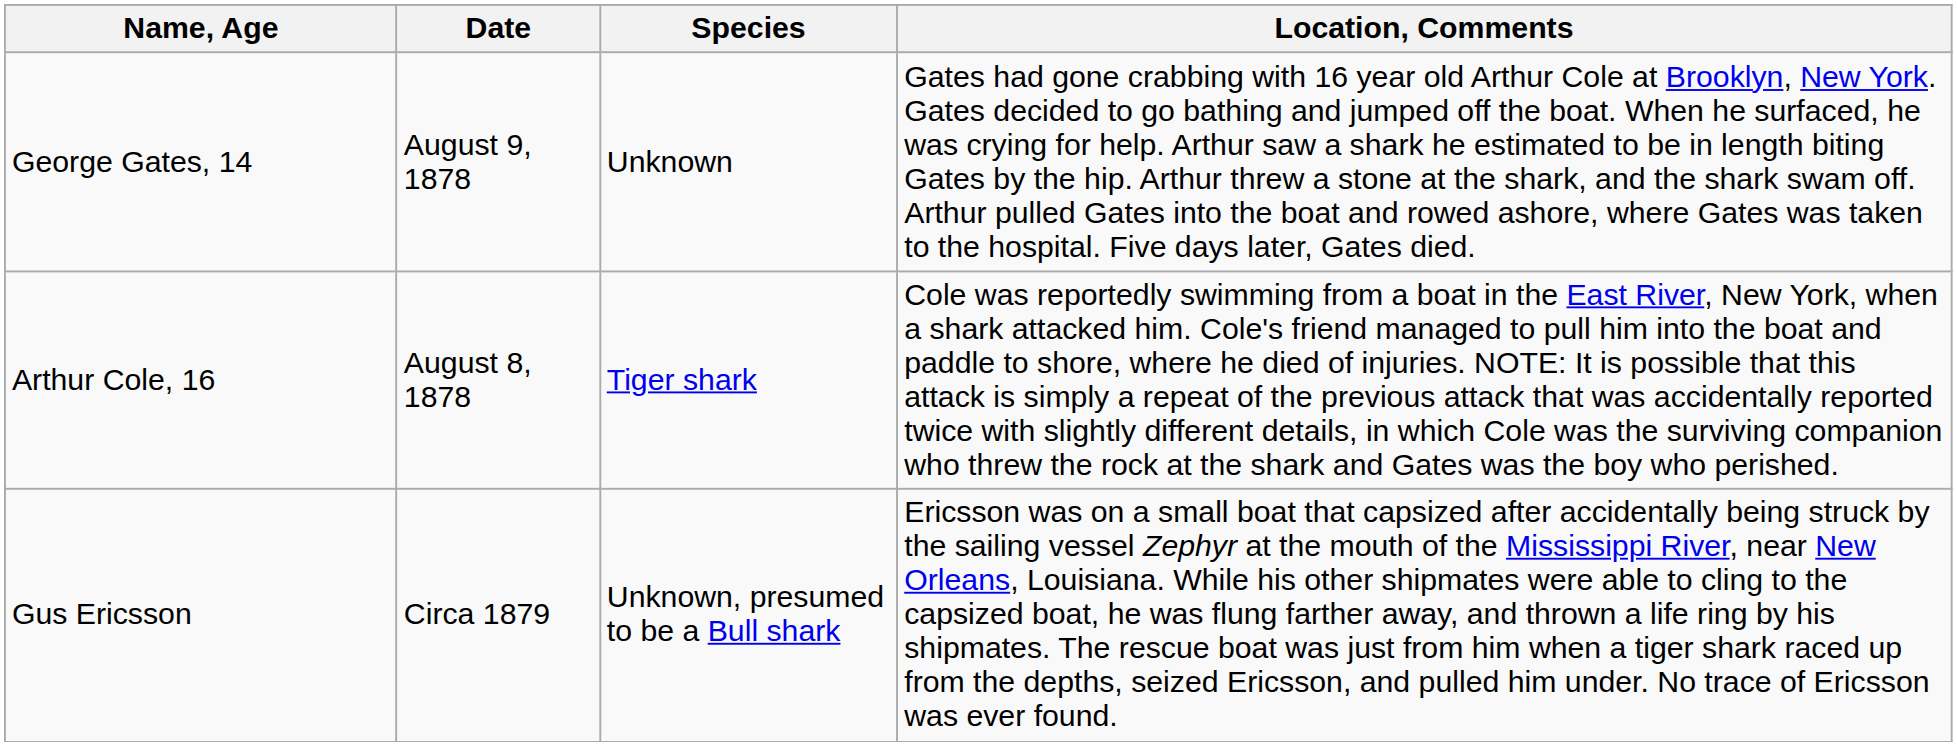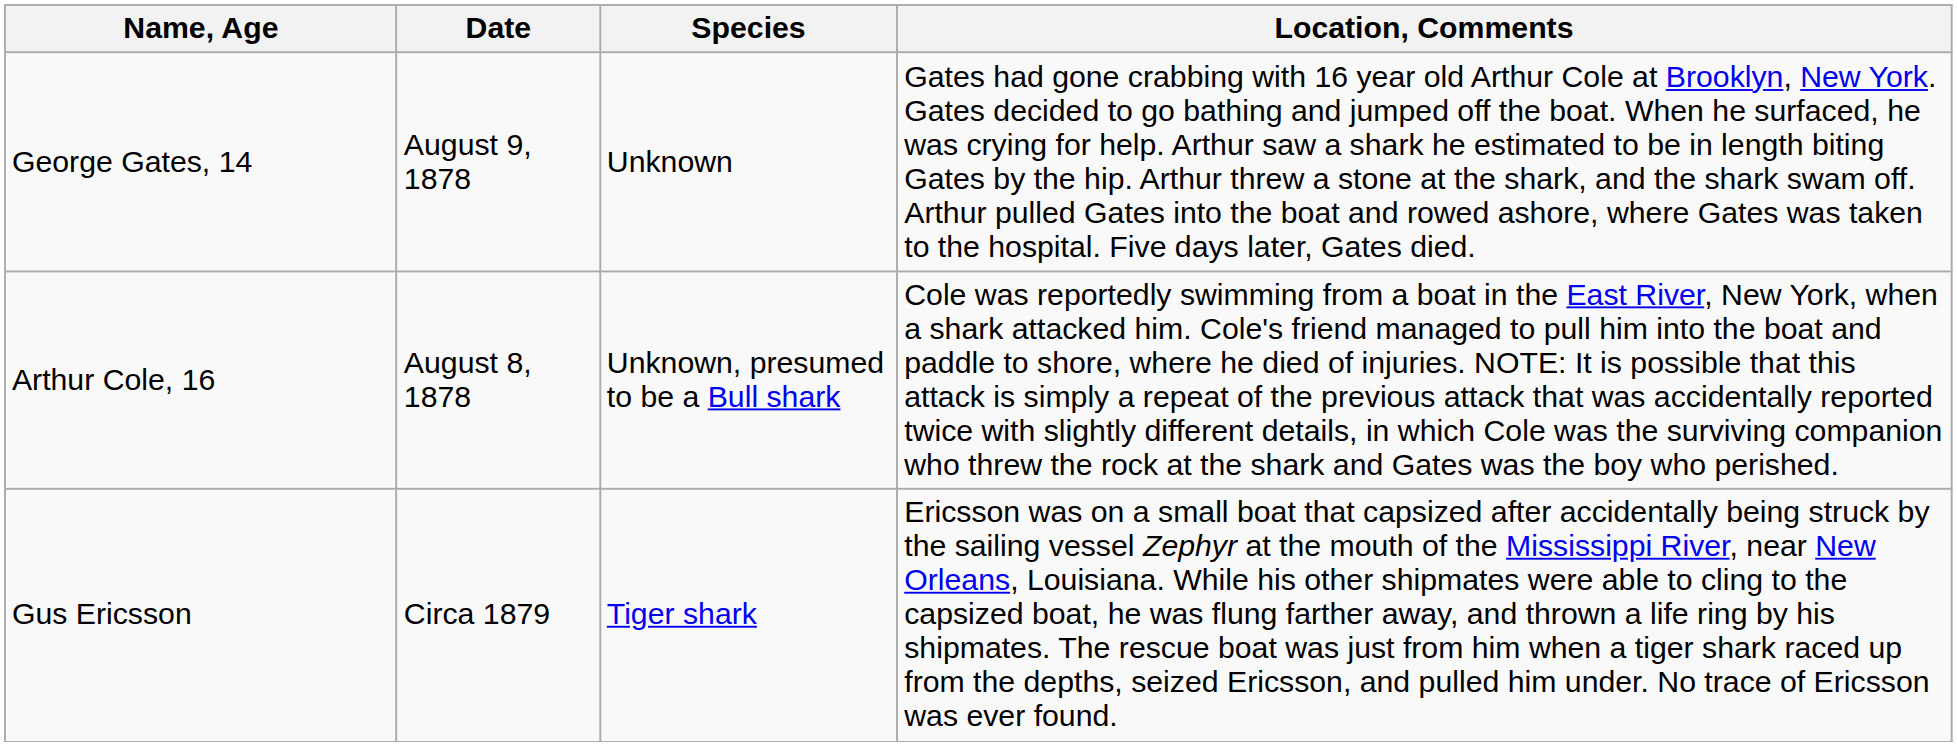(682, 379) Tiger shark -> (745, 379) Unknown, presumed to be a Bull shark
(745, 614) Unknown, presumed to be a Bull shark -> (682, 614) Tiger shark
